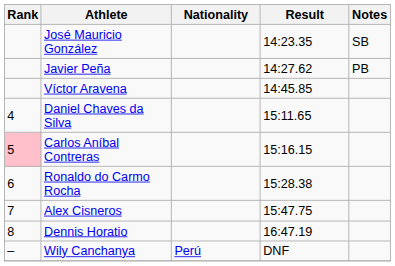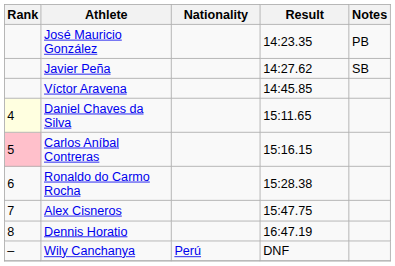(361, 42) SB -> (361, 42) PB
(361, 69) PB -> (361, 69) SB
(11, 116) no background -> (11, 116) lightyellow background
